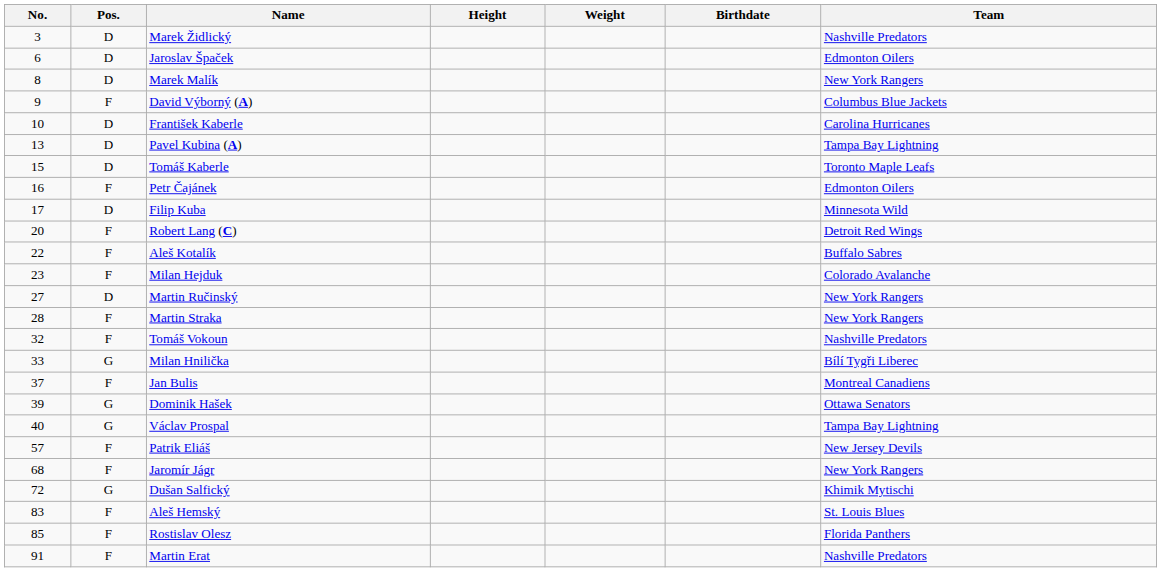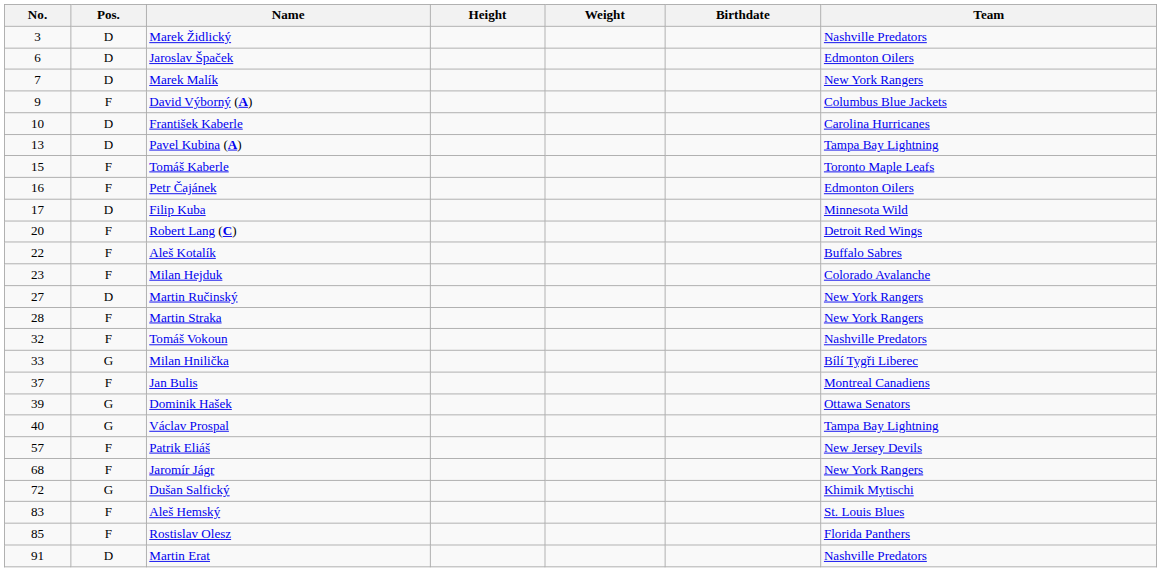(38, 80) 8 -> (38, 80) 7
(108, 166) D -> (108, 166) F
(108, 556) F -> (108, 556) D
